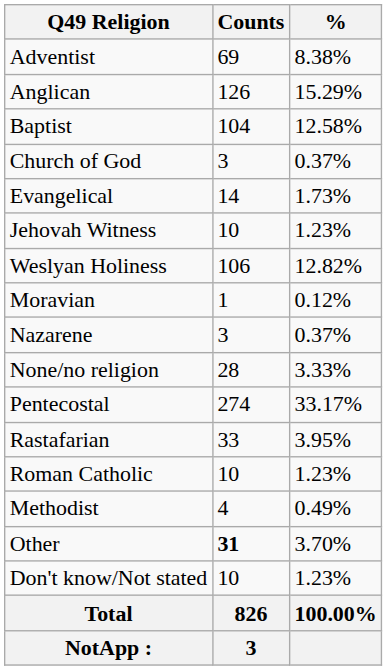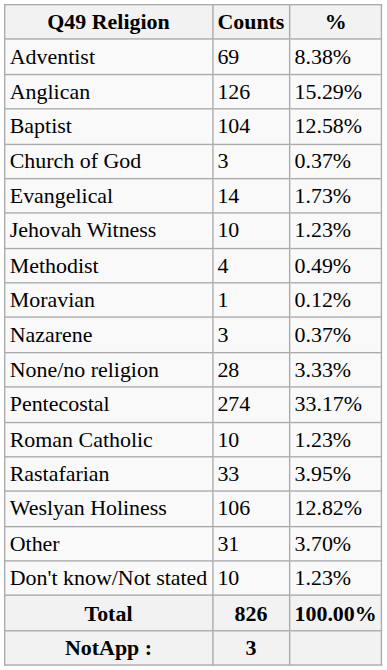rows swapped: (54, 508) <-> (88, 265)
rows swapped: (60, 439) <-> (81, 473)
(228, 543) bold -> (228, 543) normal
